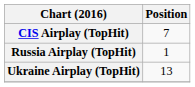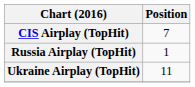(166, 71) 13 -> (166, 71) 11
